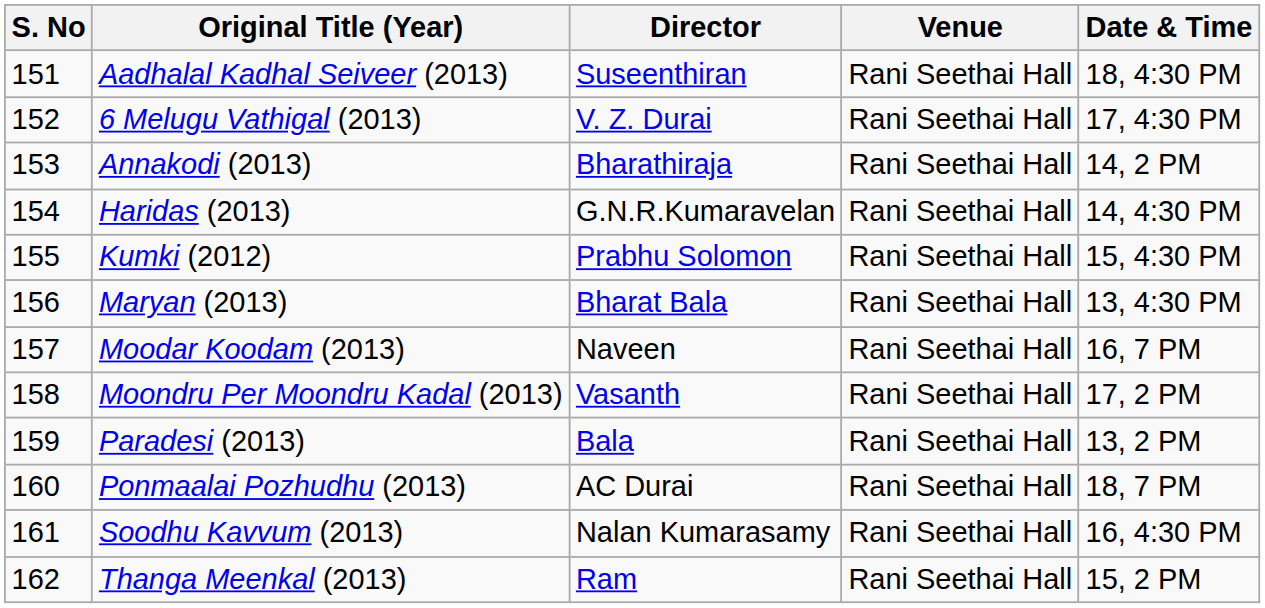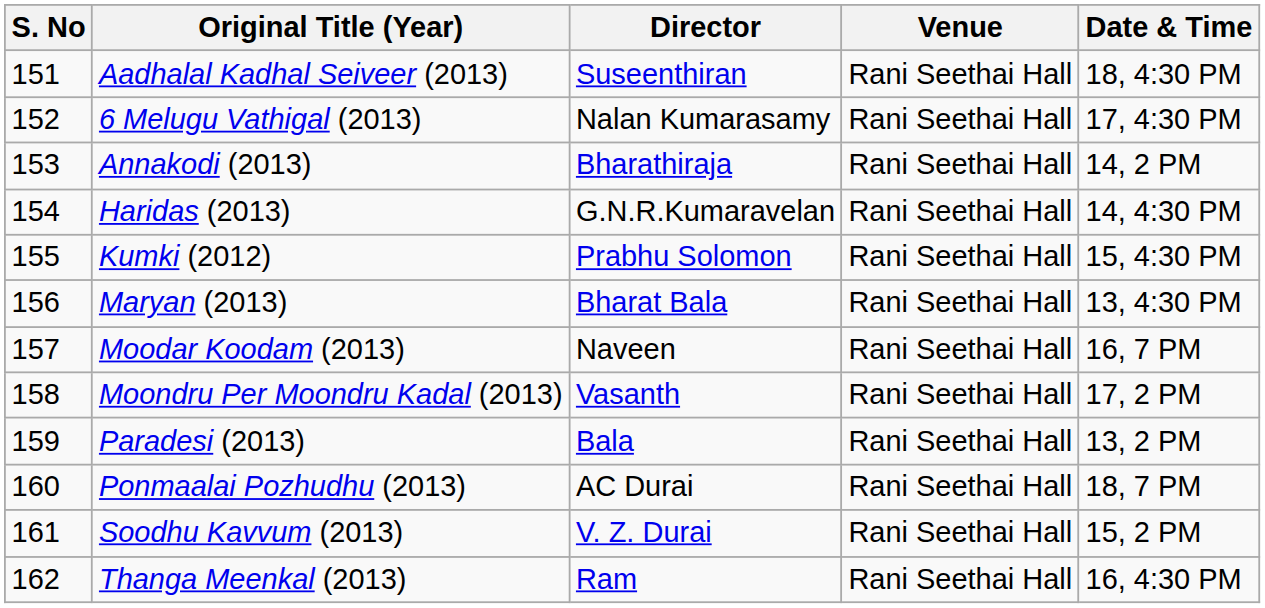(644, 119) V. Z. Durai -> (703, 119) Nalan Kumarasamy
(703, 532) Nalan Kumarasamy -> (644, 532) V. Z. Durai
(1164, 532) 16, 4:30 PM -> (1143, 532) 15, 2 PM
(1143, 578) 15, 2 PM -> (1164, 578) 16, 4:30 PM
